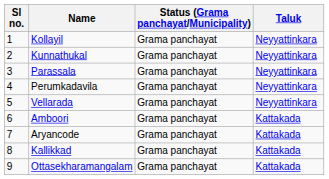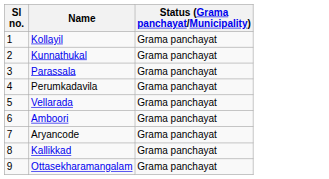- column: (288, 18)
